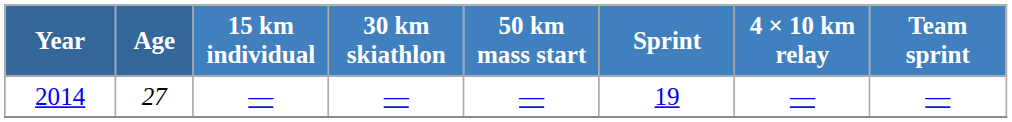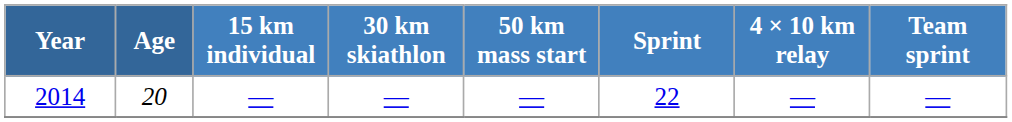(154, 96) 27 -> (154, 96) 20
(667, 96) 19 -> (667, 96) 22
